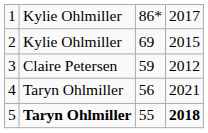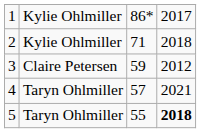(146, 41) 69 -> (138, 41) 71
(185, 41) 2015 -> (176, 41) 2018
(146, 90) 56 -> (138, 90) 57
(77, 115) bold -> (73, 115) normal
